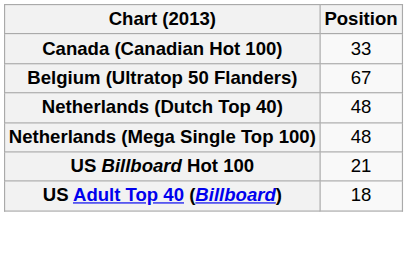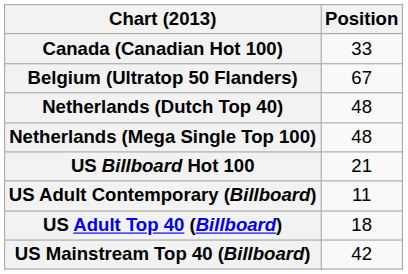+ row: (163, 195)
+ row: (163, 254)
